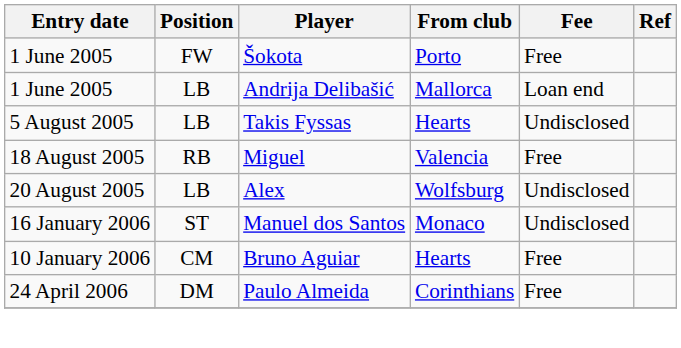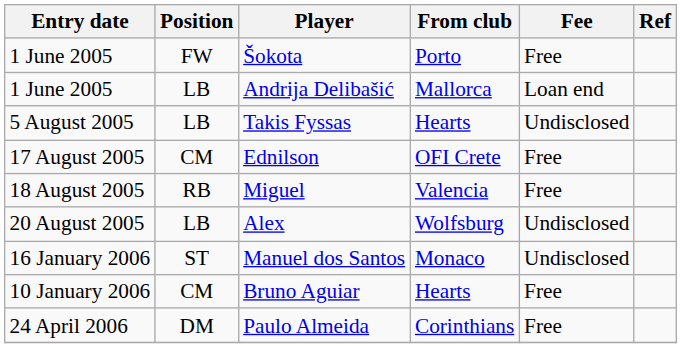+ row: (281, 156)
